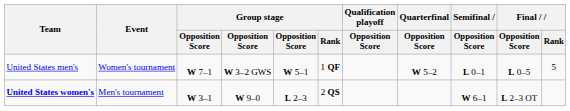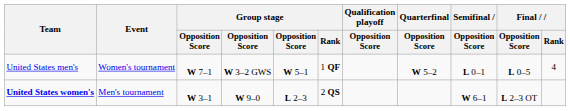(554, 67) 5 -> (554, 67) 4
